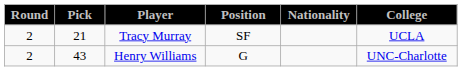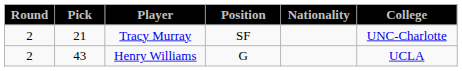(407, 35) UCLA -> (407, 35) UNC-Charlotte
(407, 55) UNC-Charlotte -> (407, 55) UCLA
